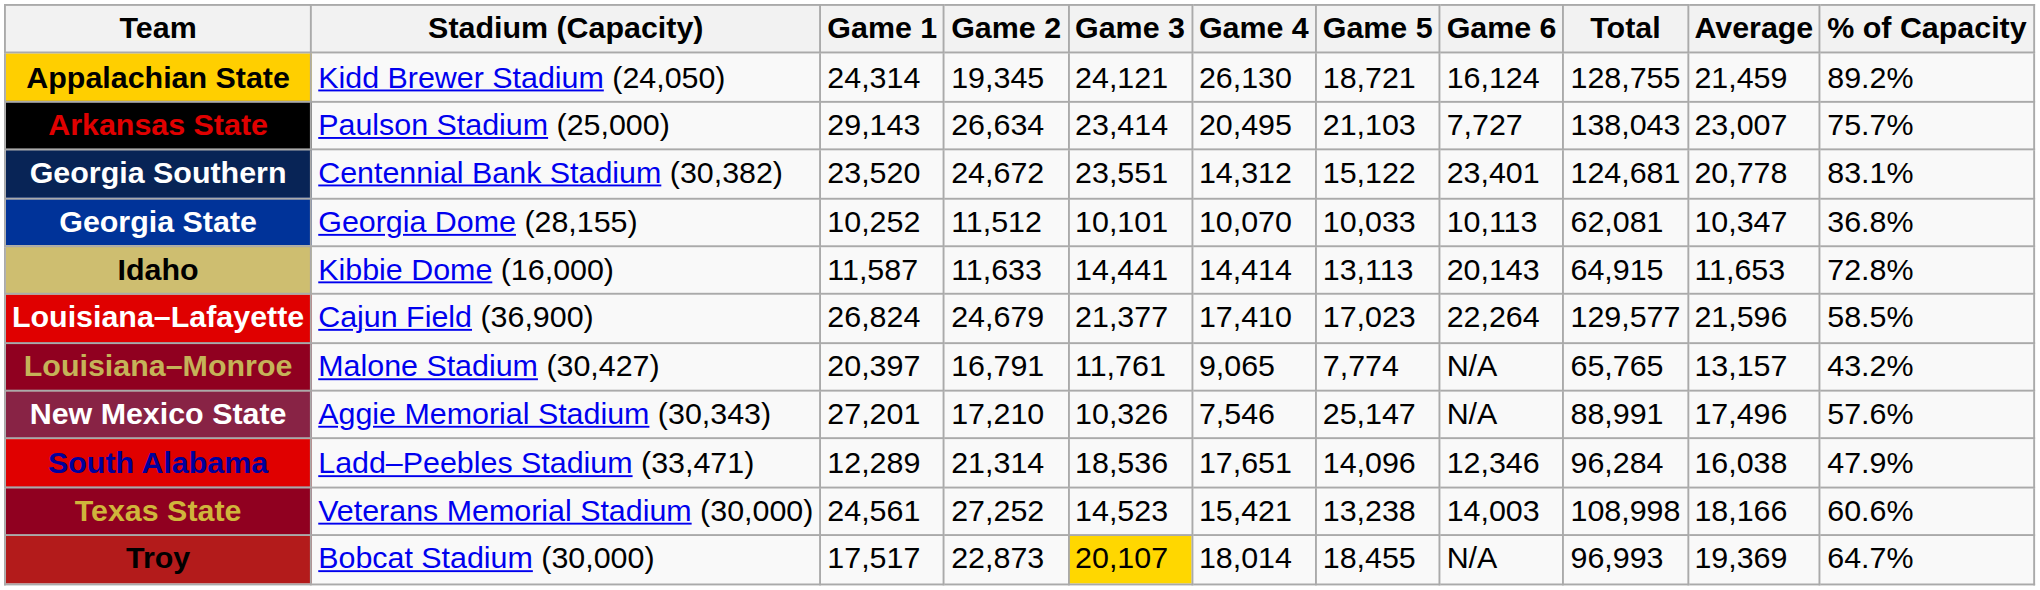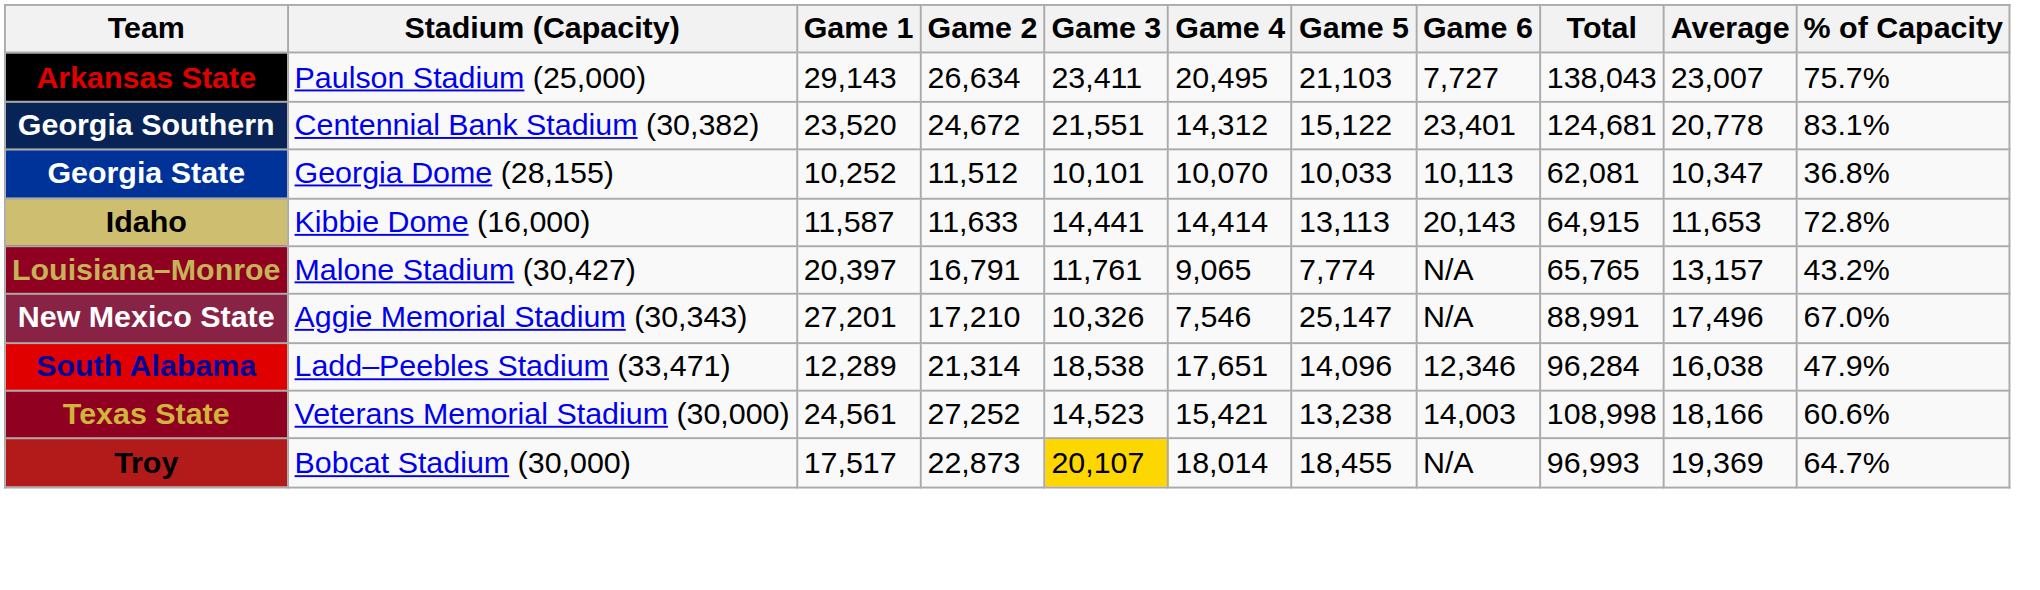- row: (158, 76)
(1122, 125) 23,414 -> (1097, 76) 23,411
(1122, 173) 23,551 -> (1098, 125) 21,551
- row: (158, 317)
(1870, 414) 57.6% -> (1847, 317) 67.0%
(1122, 462) 18,536 -> (1098, 366) 18,538
